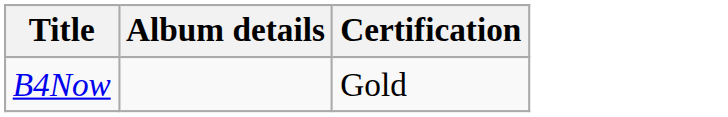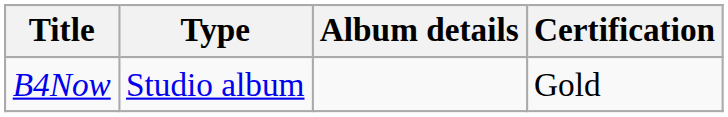+ column: (215, 30)
